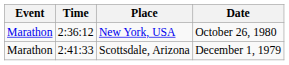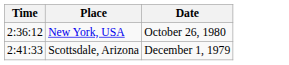- column: (30, 13)
